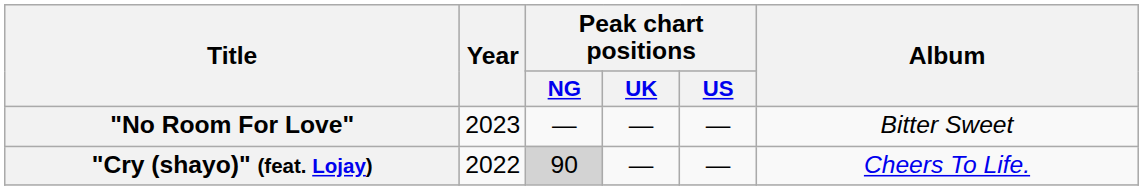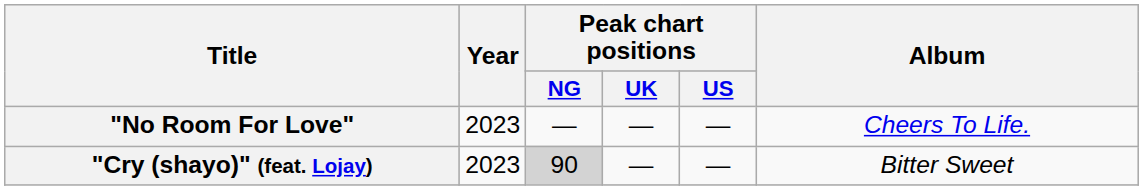(947, 125) Bitter Sweet -> (947, 125) Cheers To Life.
(493, 164) 2022 -> (493, 164) 2023
(947, 164) Cheers To Life. -> (947, 164) Bitter Sweet
